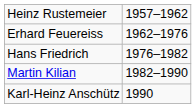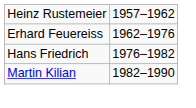- row: (63, 93)
